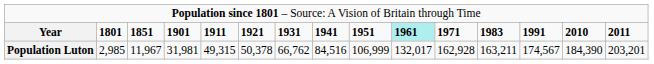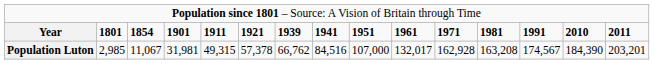(142, 31) 1851 -> (142, 31) 1854
(289, 31) 1931 -> (289, 31) 1939
(406, 31) paleturquoise background -> (406, 31) no background
(492, 31) 1983 -> (492, 31) 1981
(146, 50) 11,967 -> (146, 50) 11,067
(257, 50) 50,378 -> (257, 50) 57,378
(371, 50) 106,999 -> (371, 50) 107,000
(499, 50) 163,211 -> (499, 50) 163,208
